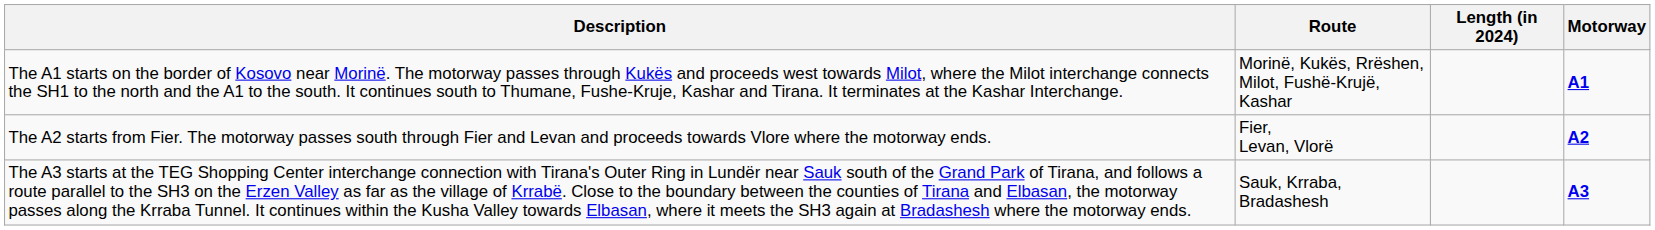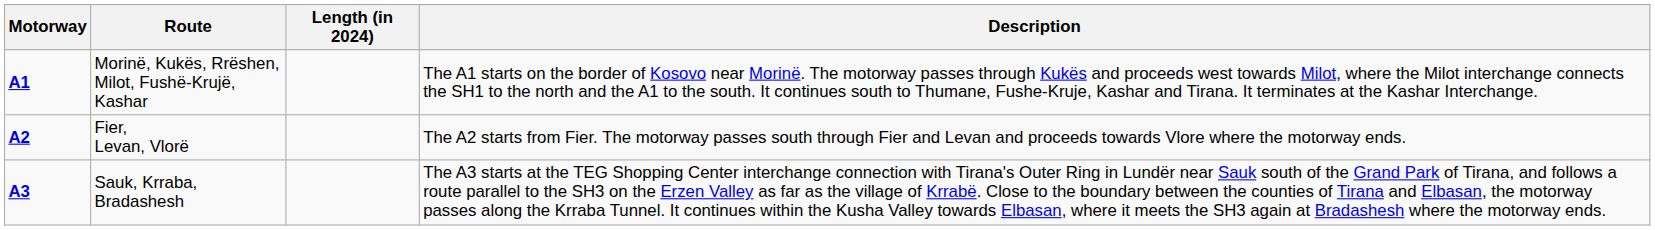columns swapped: (1607, 27) <-> (620, 27)
